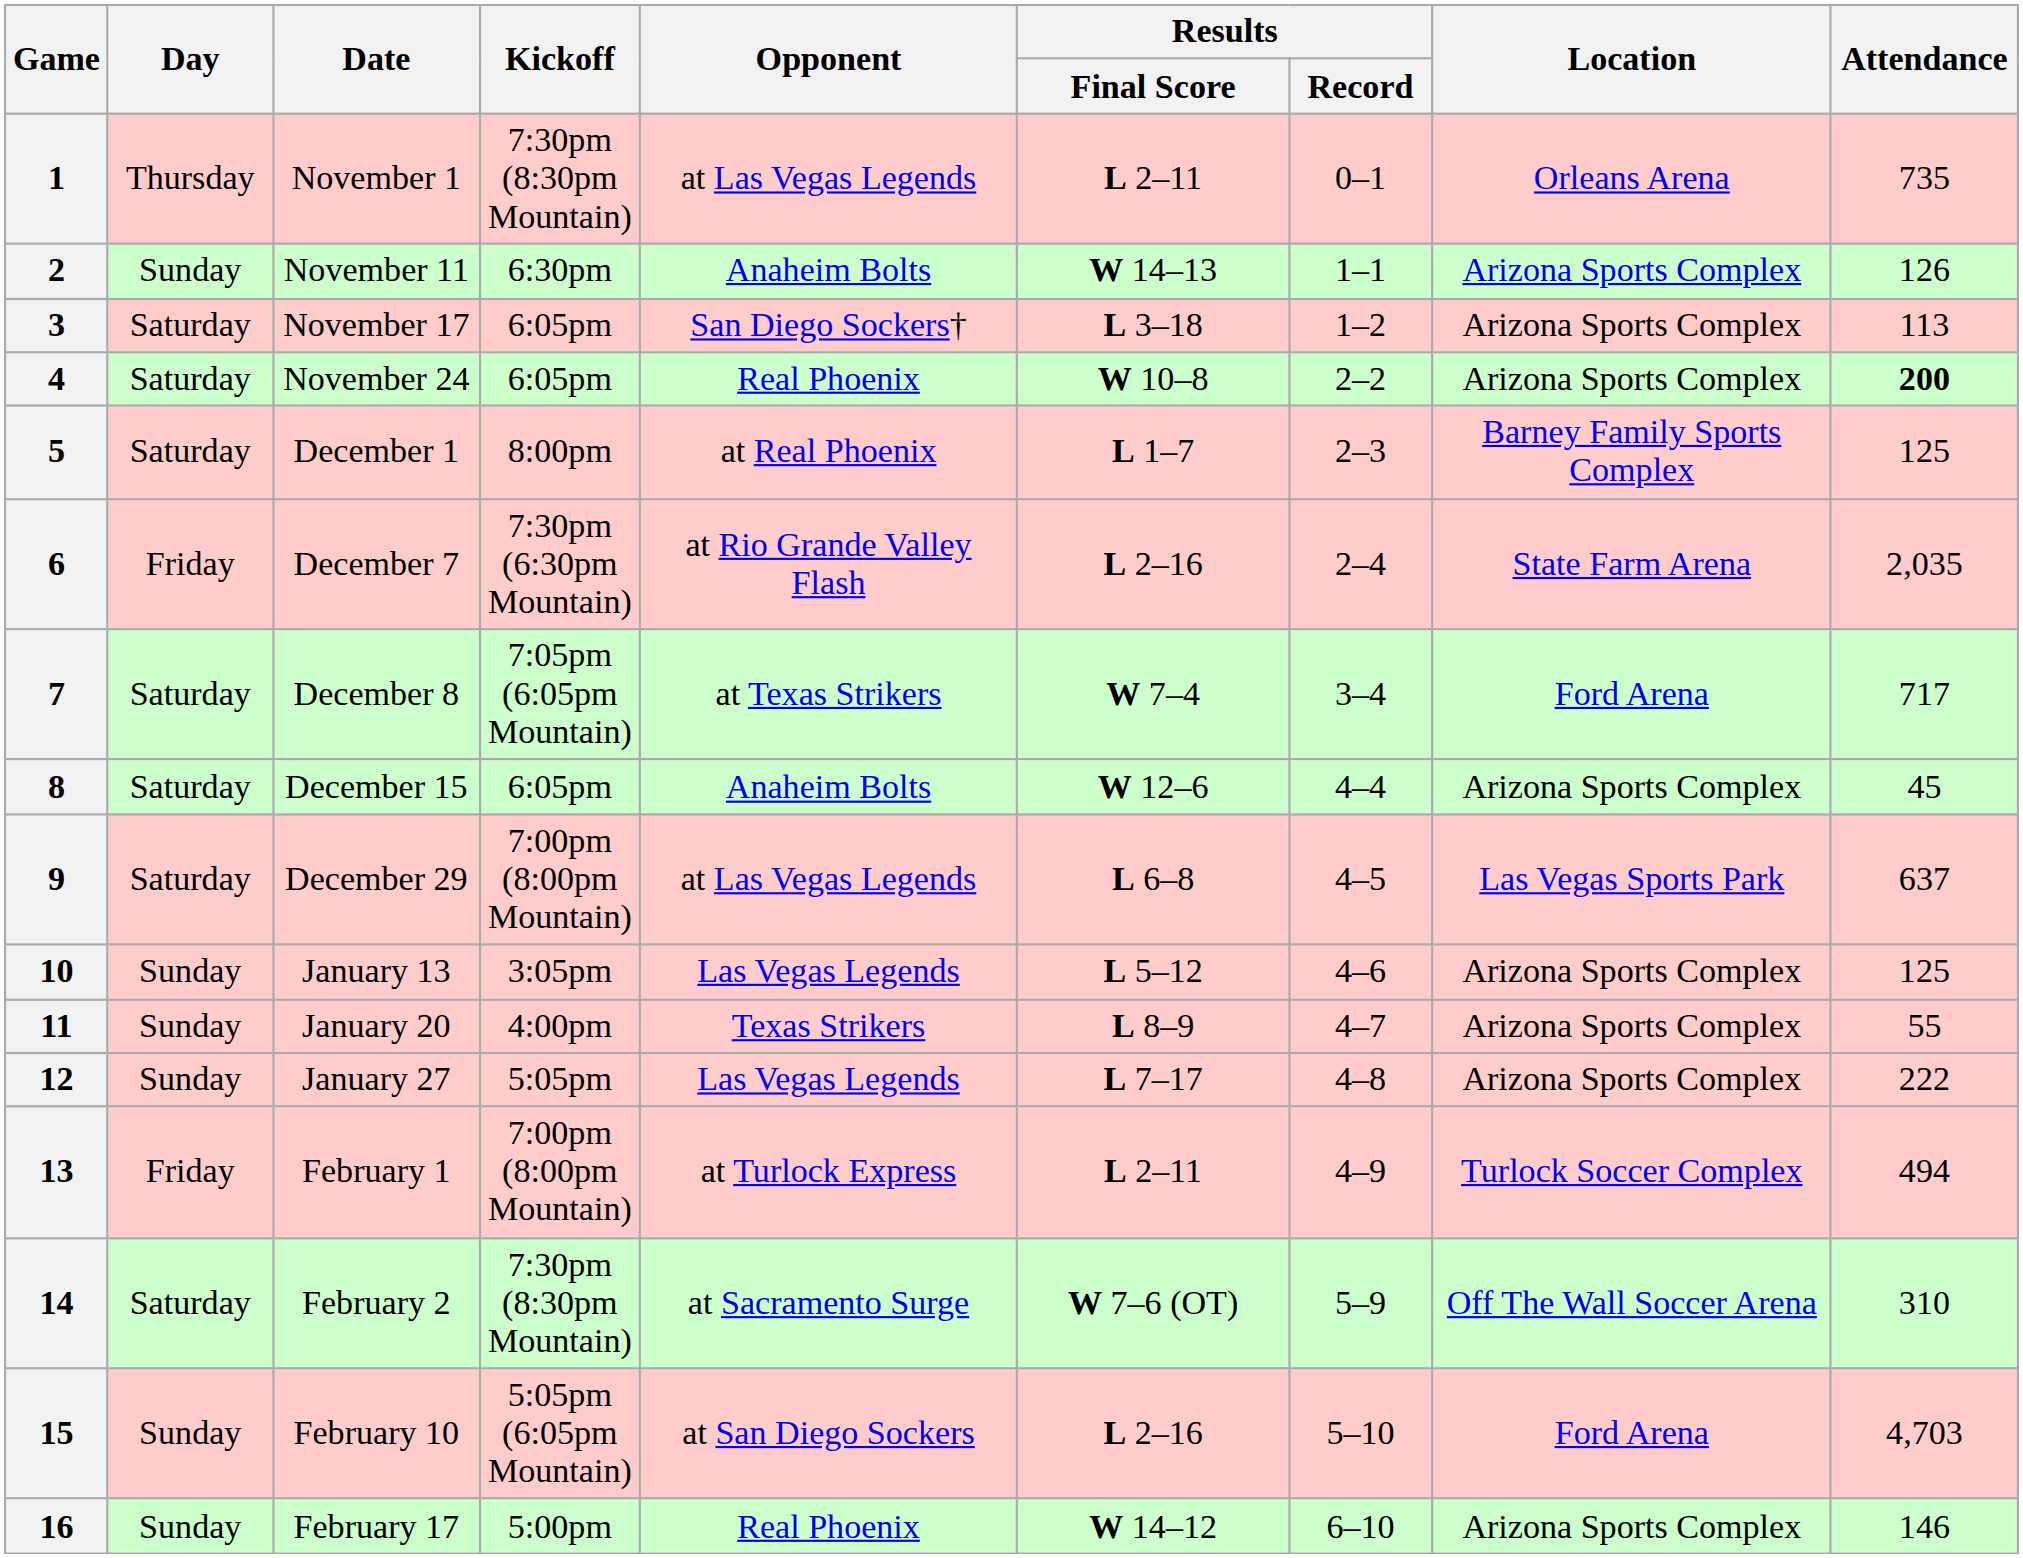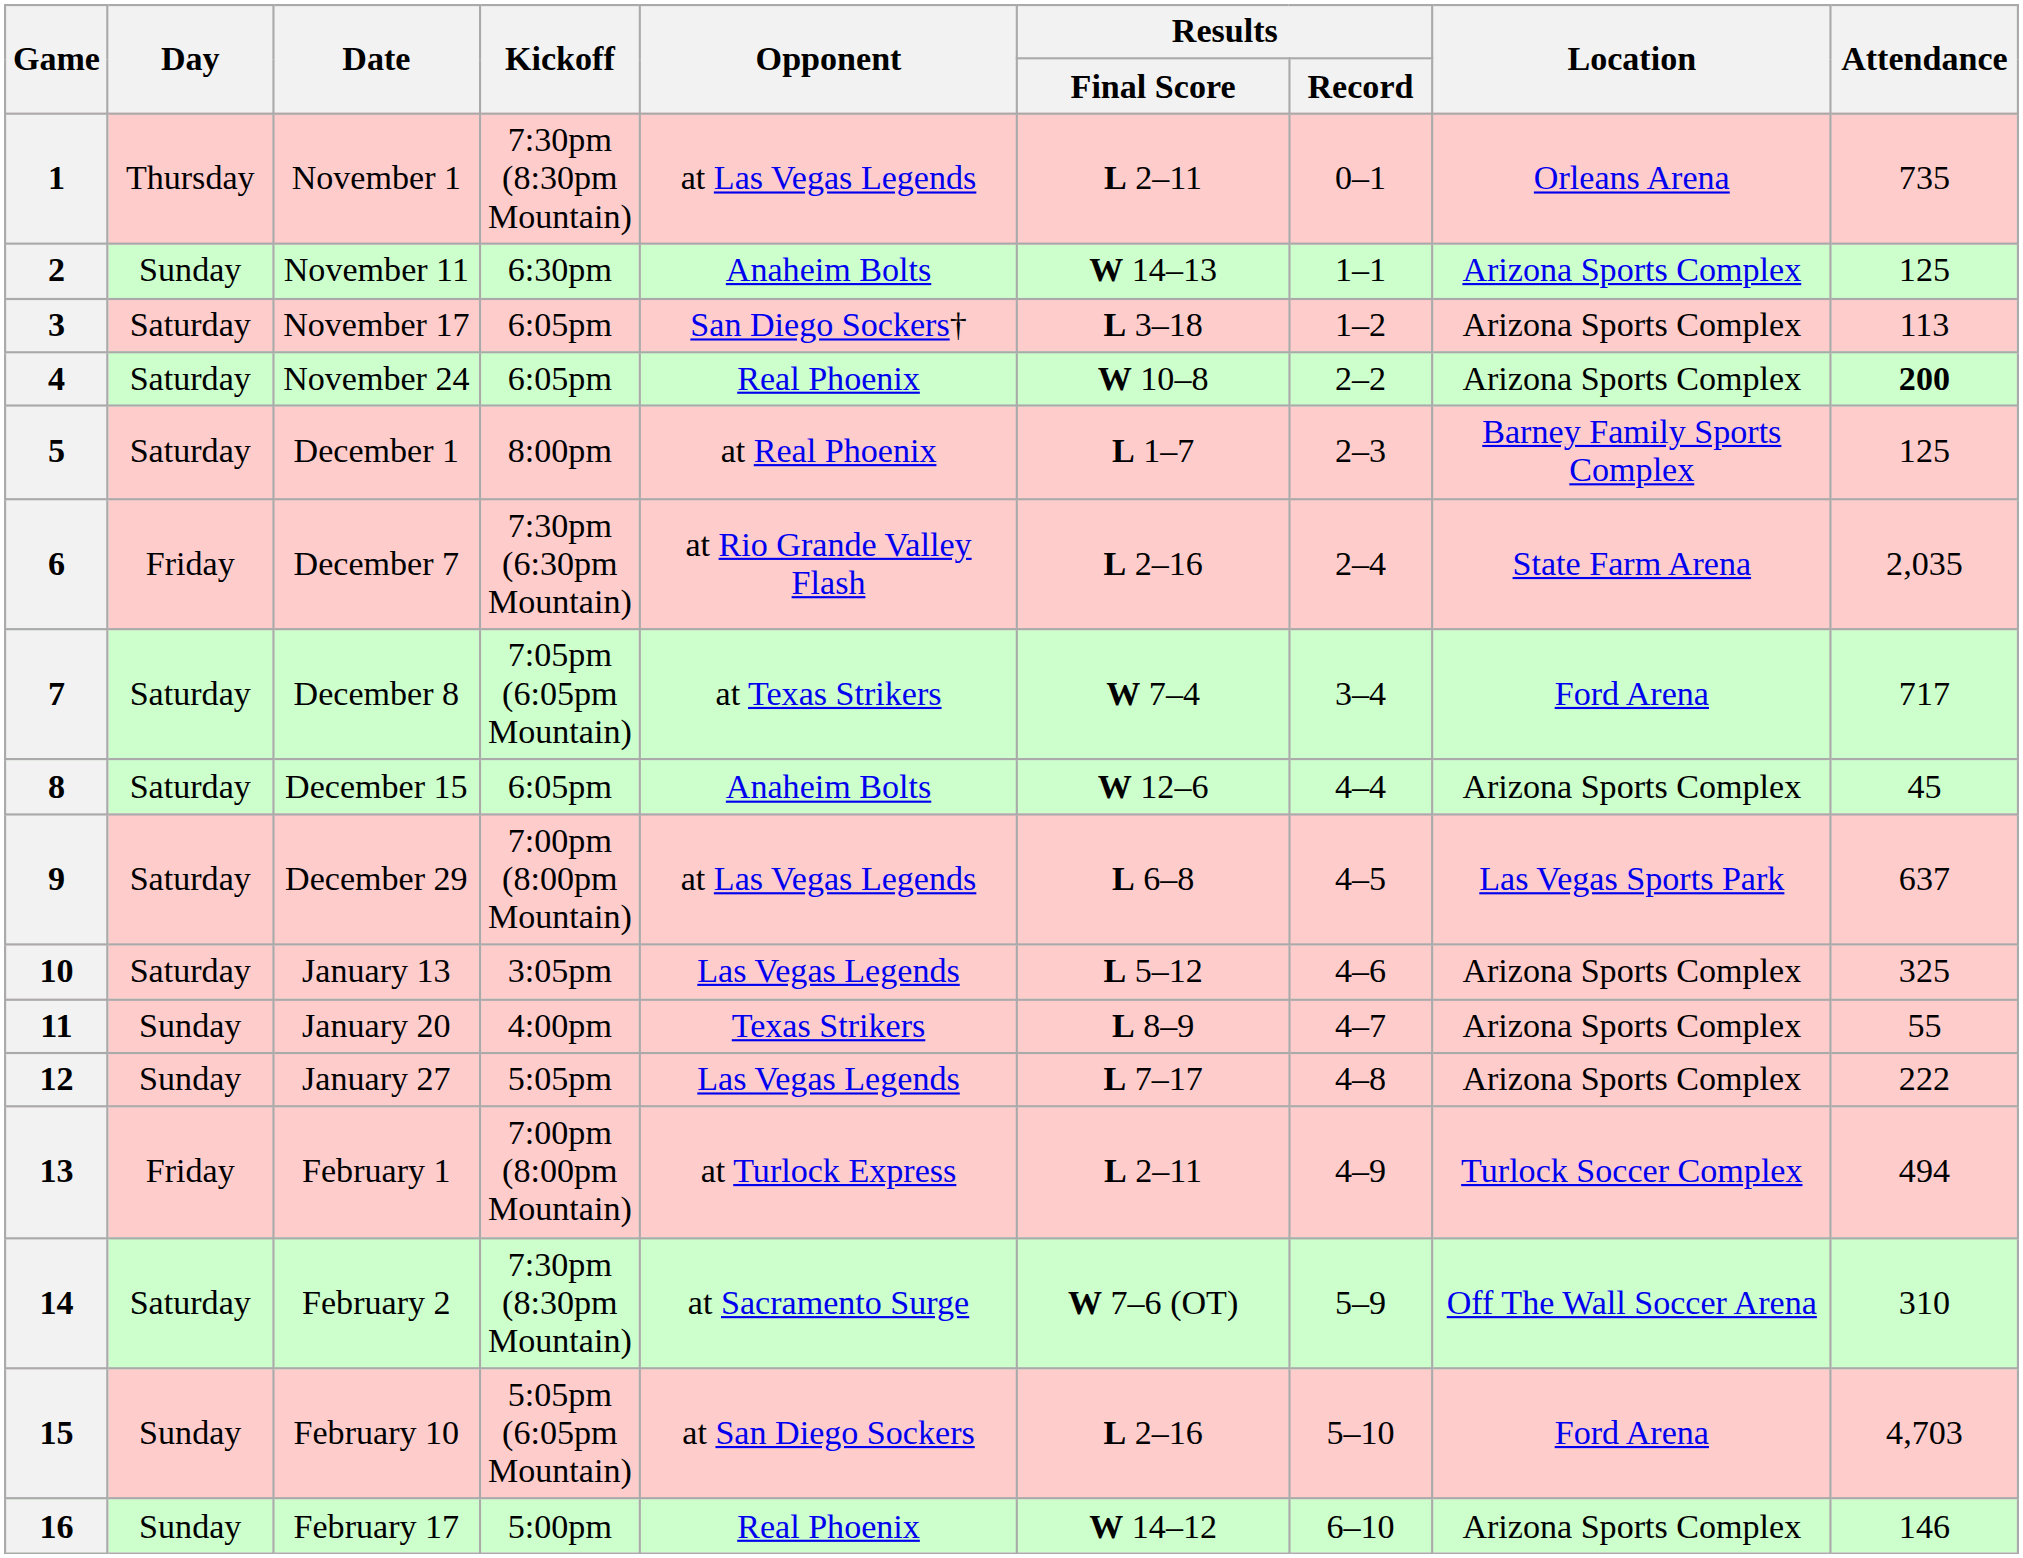(1924, 270) 126 -> (1924, 270) 125
(190, 971) Sunday -> (190, 971) Saturday
(1924, 971) 125 -> (1924, 971) 325
